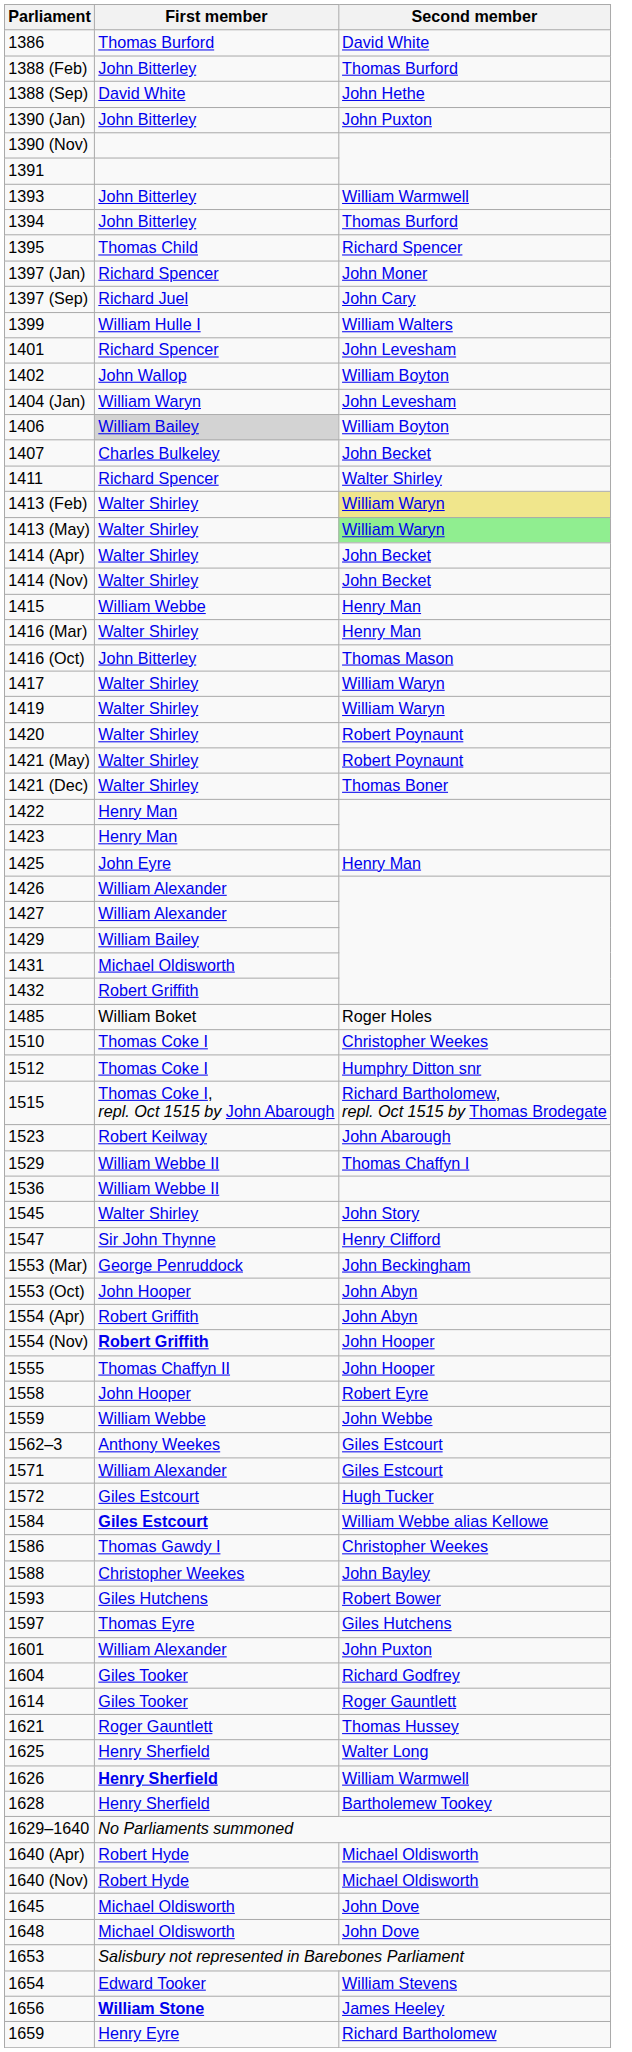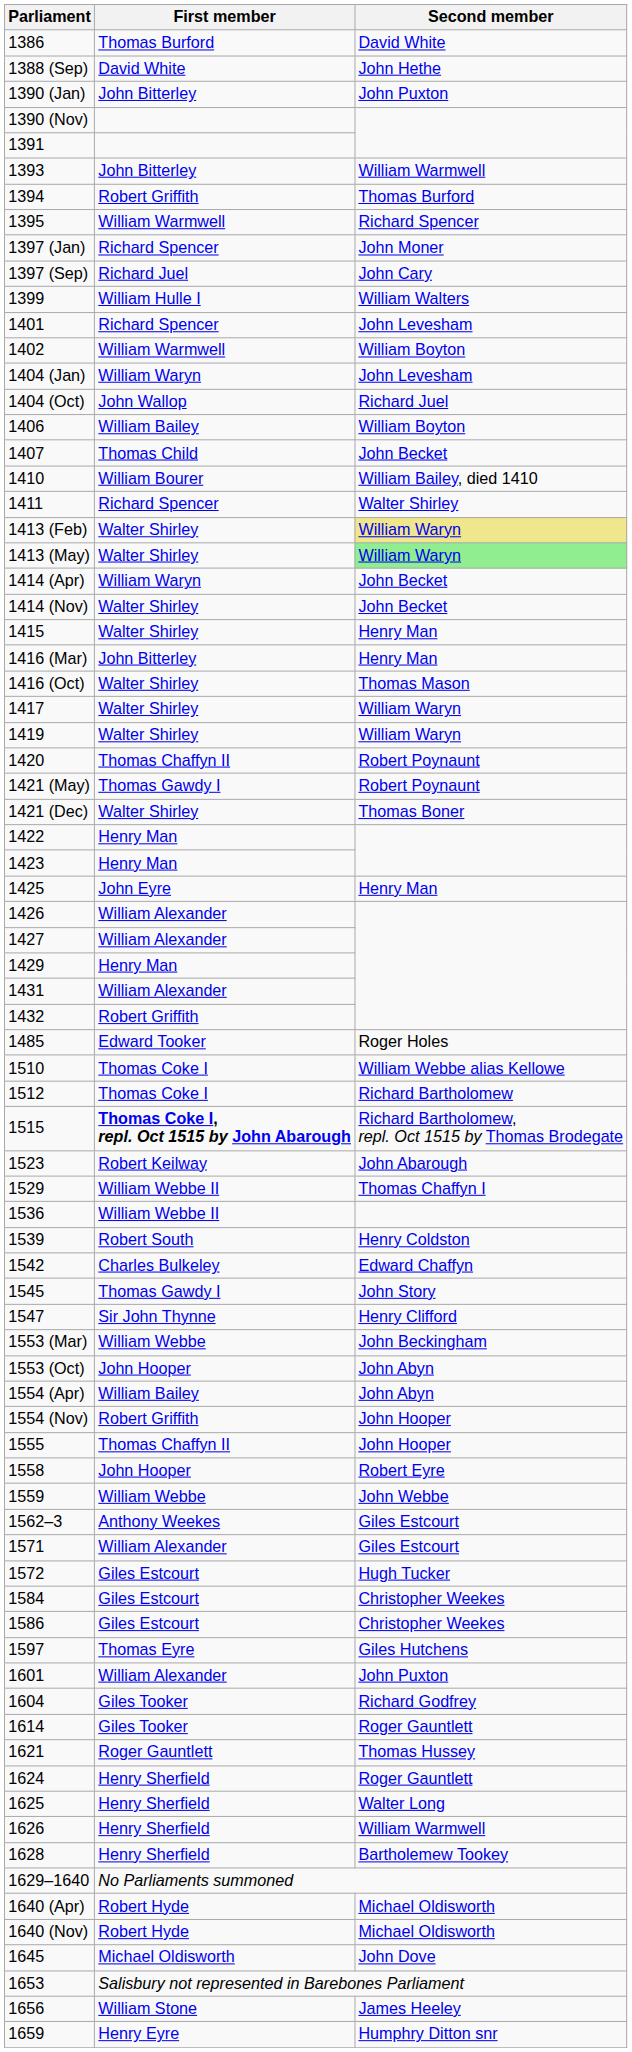- row: (48, 68)
(147, 222) John Bitterley -> (148, 196) Robert Griffith
(148, 247) Thomas Child -> (162, 222) William Warmwell
(142, 376) John Wallop -> (162, 350) William Warmwell
+ row: (46, 401)
(149, 427) lightgrey background -> (149, 427) no background
(159, 453) Charles Bulkeley -> (148, 453) Thomas Child
+ row: (26, 478)
(148, 555) Walter Shirley -> (150, 581) William Waryn
(152, 606) William Webbe -> (148, 632) Walter Shirley
(148, 632) Walter Shirley -> (147, 658) John Bitterley
(147, 658) John Bitterley -> (148, 683) Walter Shirley
(148, 734) Walter Shirley -> (164, 760) Thomas Chaffyn II
(148, 760) Walter Shirley -> (159, 786) Thomas Gawdy I
(149, 939) William Bailey -> (138, 965) Henry Man
(167, 965) Michael Oldisworth -> (163, 991) William Alexander
(147, 1016) William Boket -> (152, 1042) Edward Tooker
(415, 1042) Christopher Weekes -> (462, 1068) William Webbe alias Kellowe
(412, 1068) Humphry Ditton snr -> (436, 1093) Richard Bartholomew
(216, 1102) normal -> (225, 1128) bold
+ row: (26, 1240)
+ row: (26, 1265)
(148, 1214) Walter Shirley -> (159, 1291) Thomas Gawdy I
(171, 1265) George Penruddock -> (152, 1342) William Webbe
(148, 1316) Robert Griffith -> (149, 1393) William Bailey
(154, 1342) bold -> (148, 1419) normal
(153, 1521) bold -> (149, 1598) normal
(445, 1521) William Webbe alias Kellowe -> (431, 1598) Christopher Weekes
(159, 1547) Thomas Gawdy I -> (149, 1624) Giles Estcourt
- row: (26, 1573)
- row: (26, 1598)
+ row: (26, 1778)
(158, 1778) bold -> (154, 1829) normal
- row: (26, 1932)
- row: (26, 1983)
(151, 2008) bold -> (148, 2008) normal
(419, 2034) Richard Bartholomew -> (428, 2034) Humphry Ditton snr
